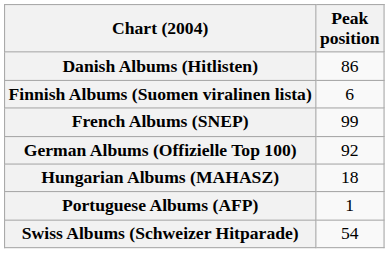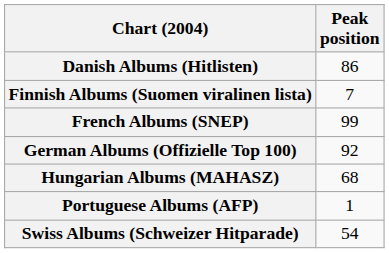(350, 94) 6 -> (350, 94) 7
(350, 177) 18 -> (350, 177) 68
